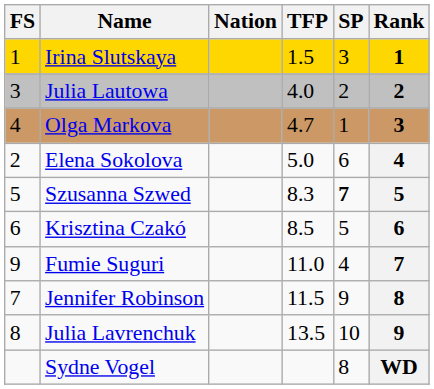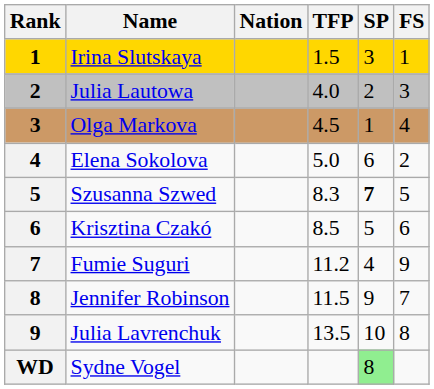columns swapped: (399, 21) <-> (22, 21)
(301, 125) 4.7 -> (326, 125) 4.5
(306, 263) 11.0 -> (331, 263) 11.2
(344, 366) no background -> (369, 366) lightgreen background
